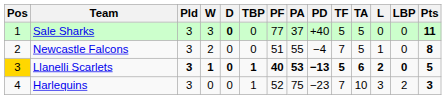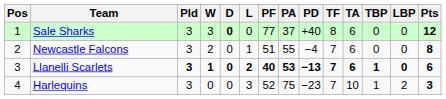columns swapped: (381, 13) <-> (253, 13)
(342, 31) 5 -> (333, 31) 8
(361, 31) 5 -> (353, 31) 6
(430, 31) 11 -> (430, 31) 12
(361, 49) 5 -> (353, 49) 6
(17, 67) gold background -> (17, 67) no background
(342, 67) 5 -> (333, 67) 7
(430, 67) 5 -> (430, 67) 6
